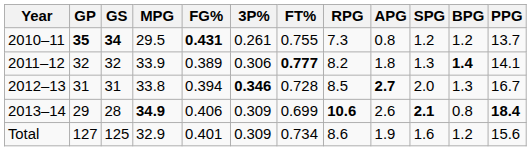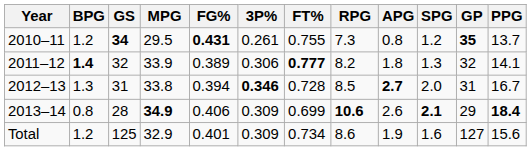columns swapped: (85, 16) <-> (468, 16)
